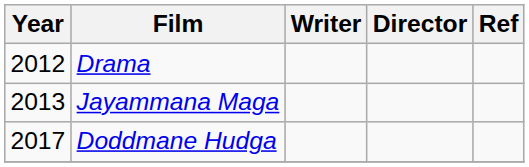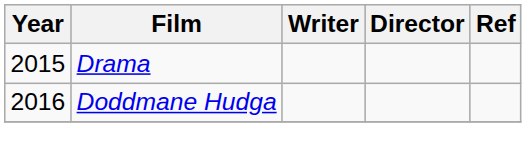(38, 63) 2012 -> (38, 63) 2015
- row: (178, 102)
(38, 141) 2017 -> (38, 102) 2016
